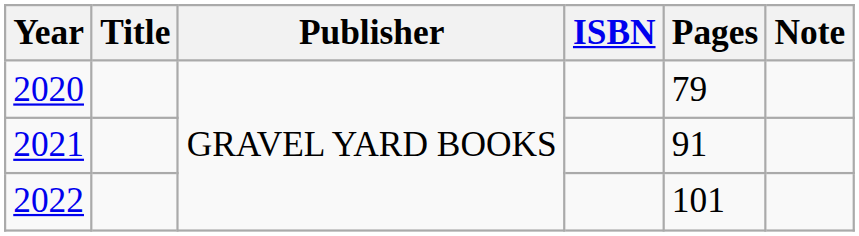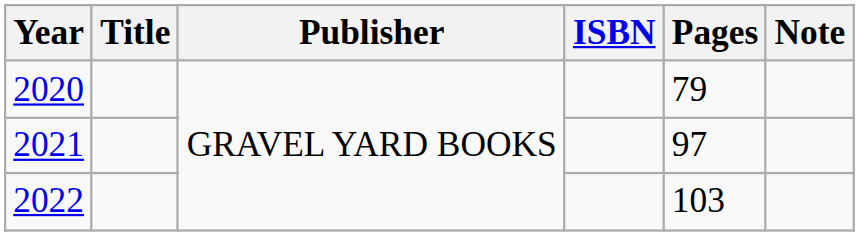(690, 144) 91 -> (690, 144) 97
(698, 200) 101 -> (698, 200) 103
